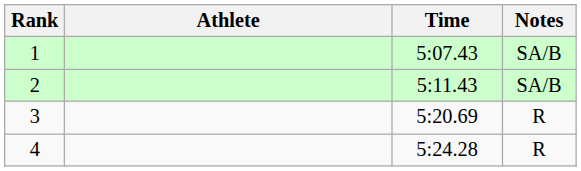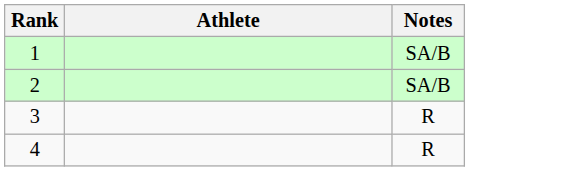- column: (447, 20)
